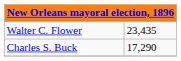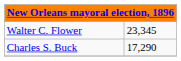(142, 30) 23,435 -> (142, 30) 23,345
